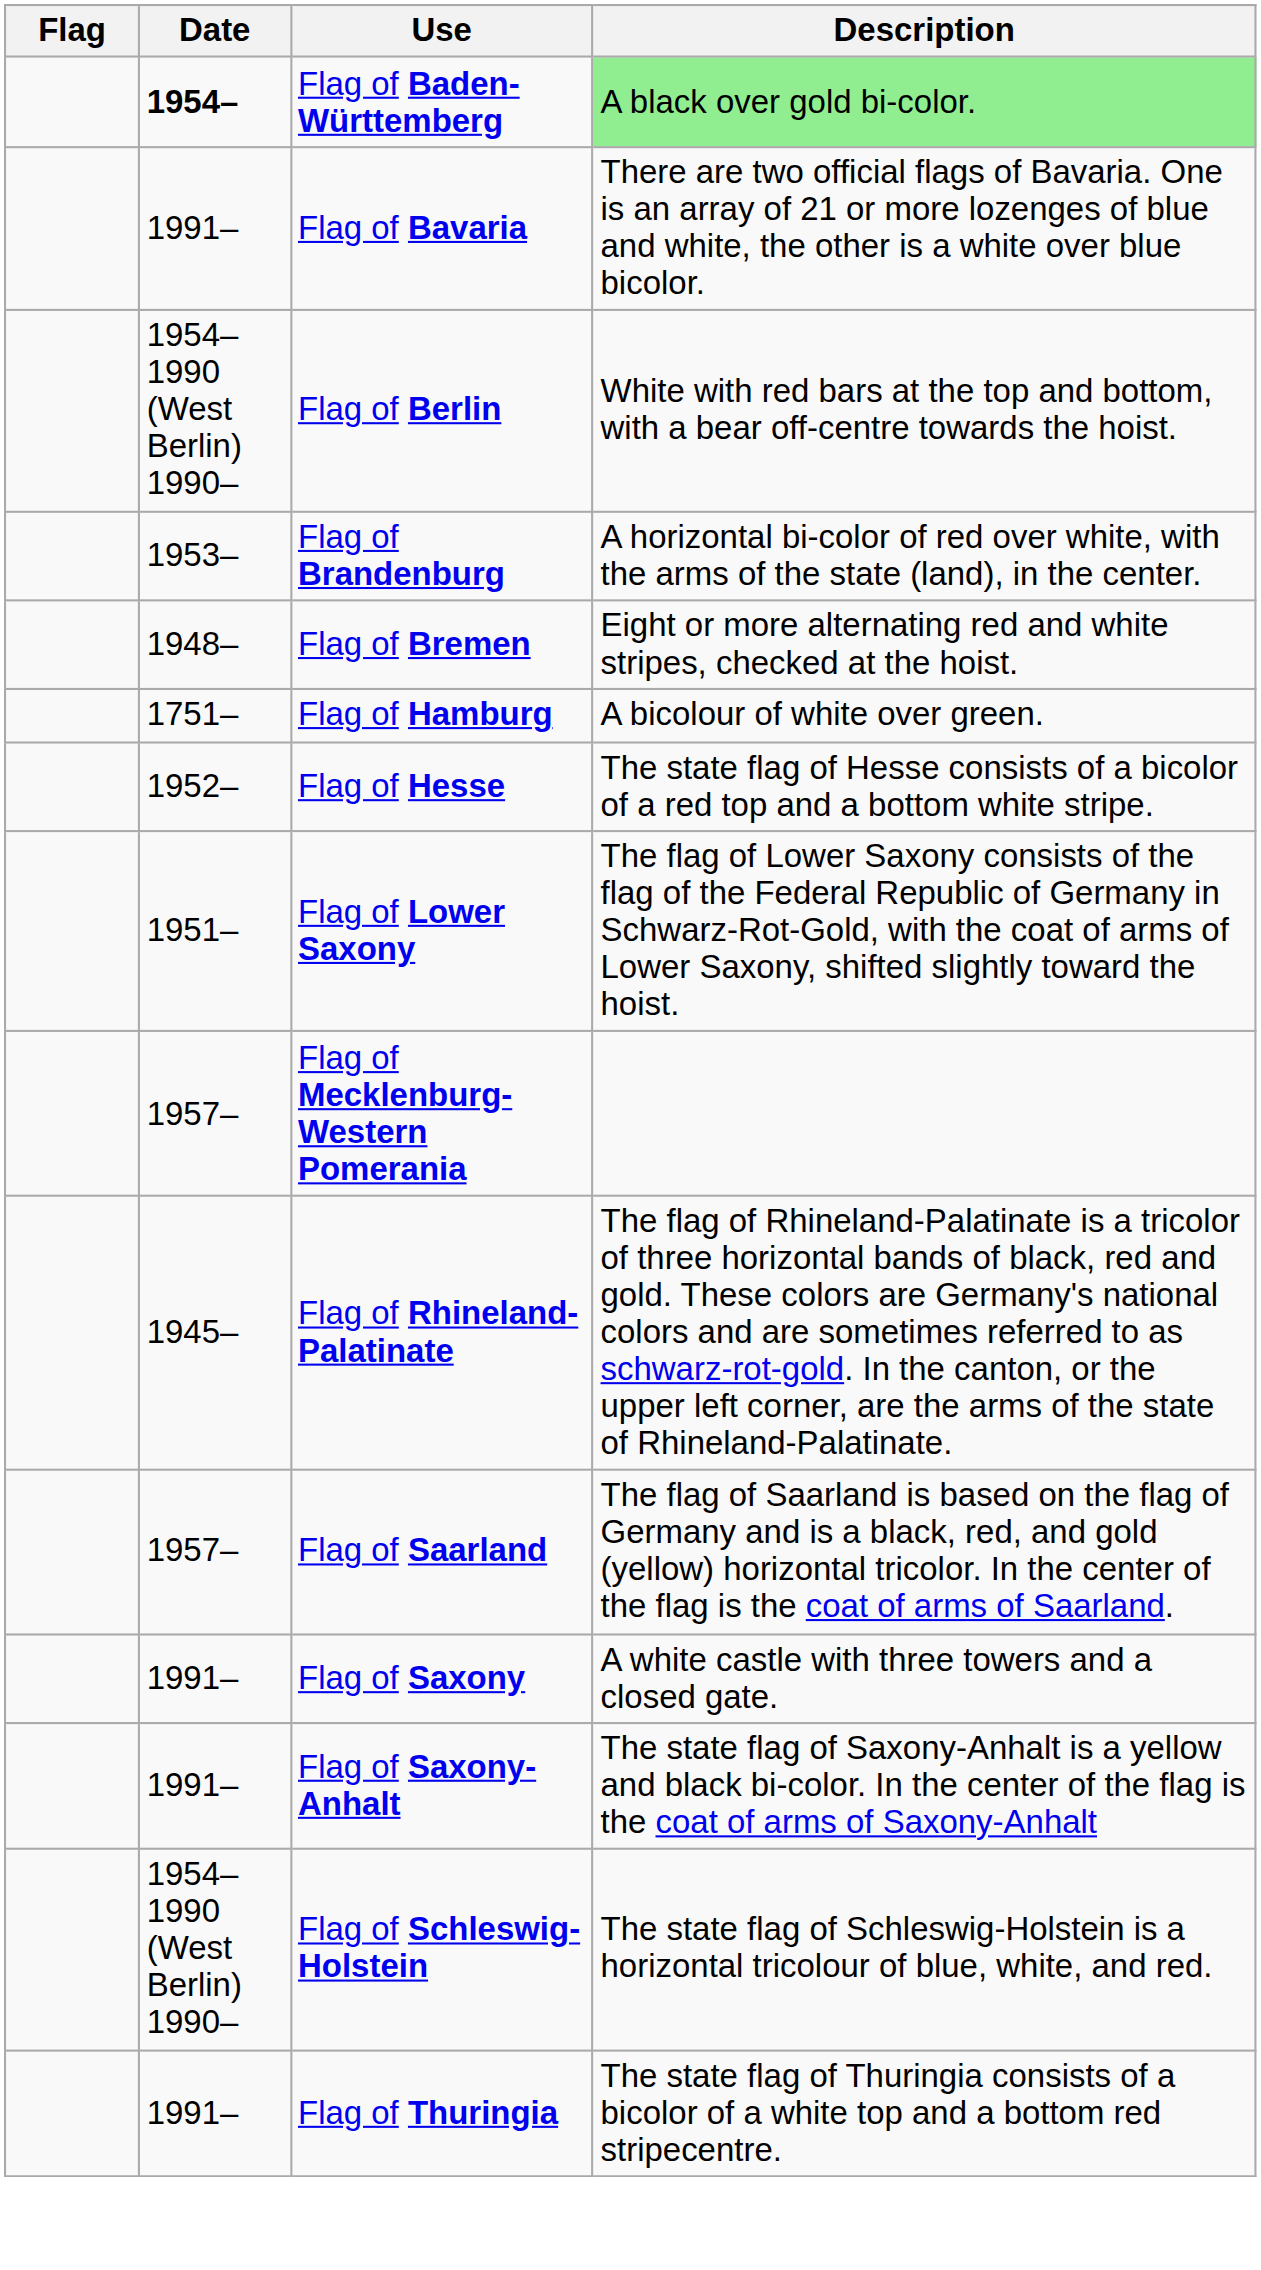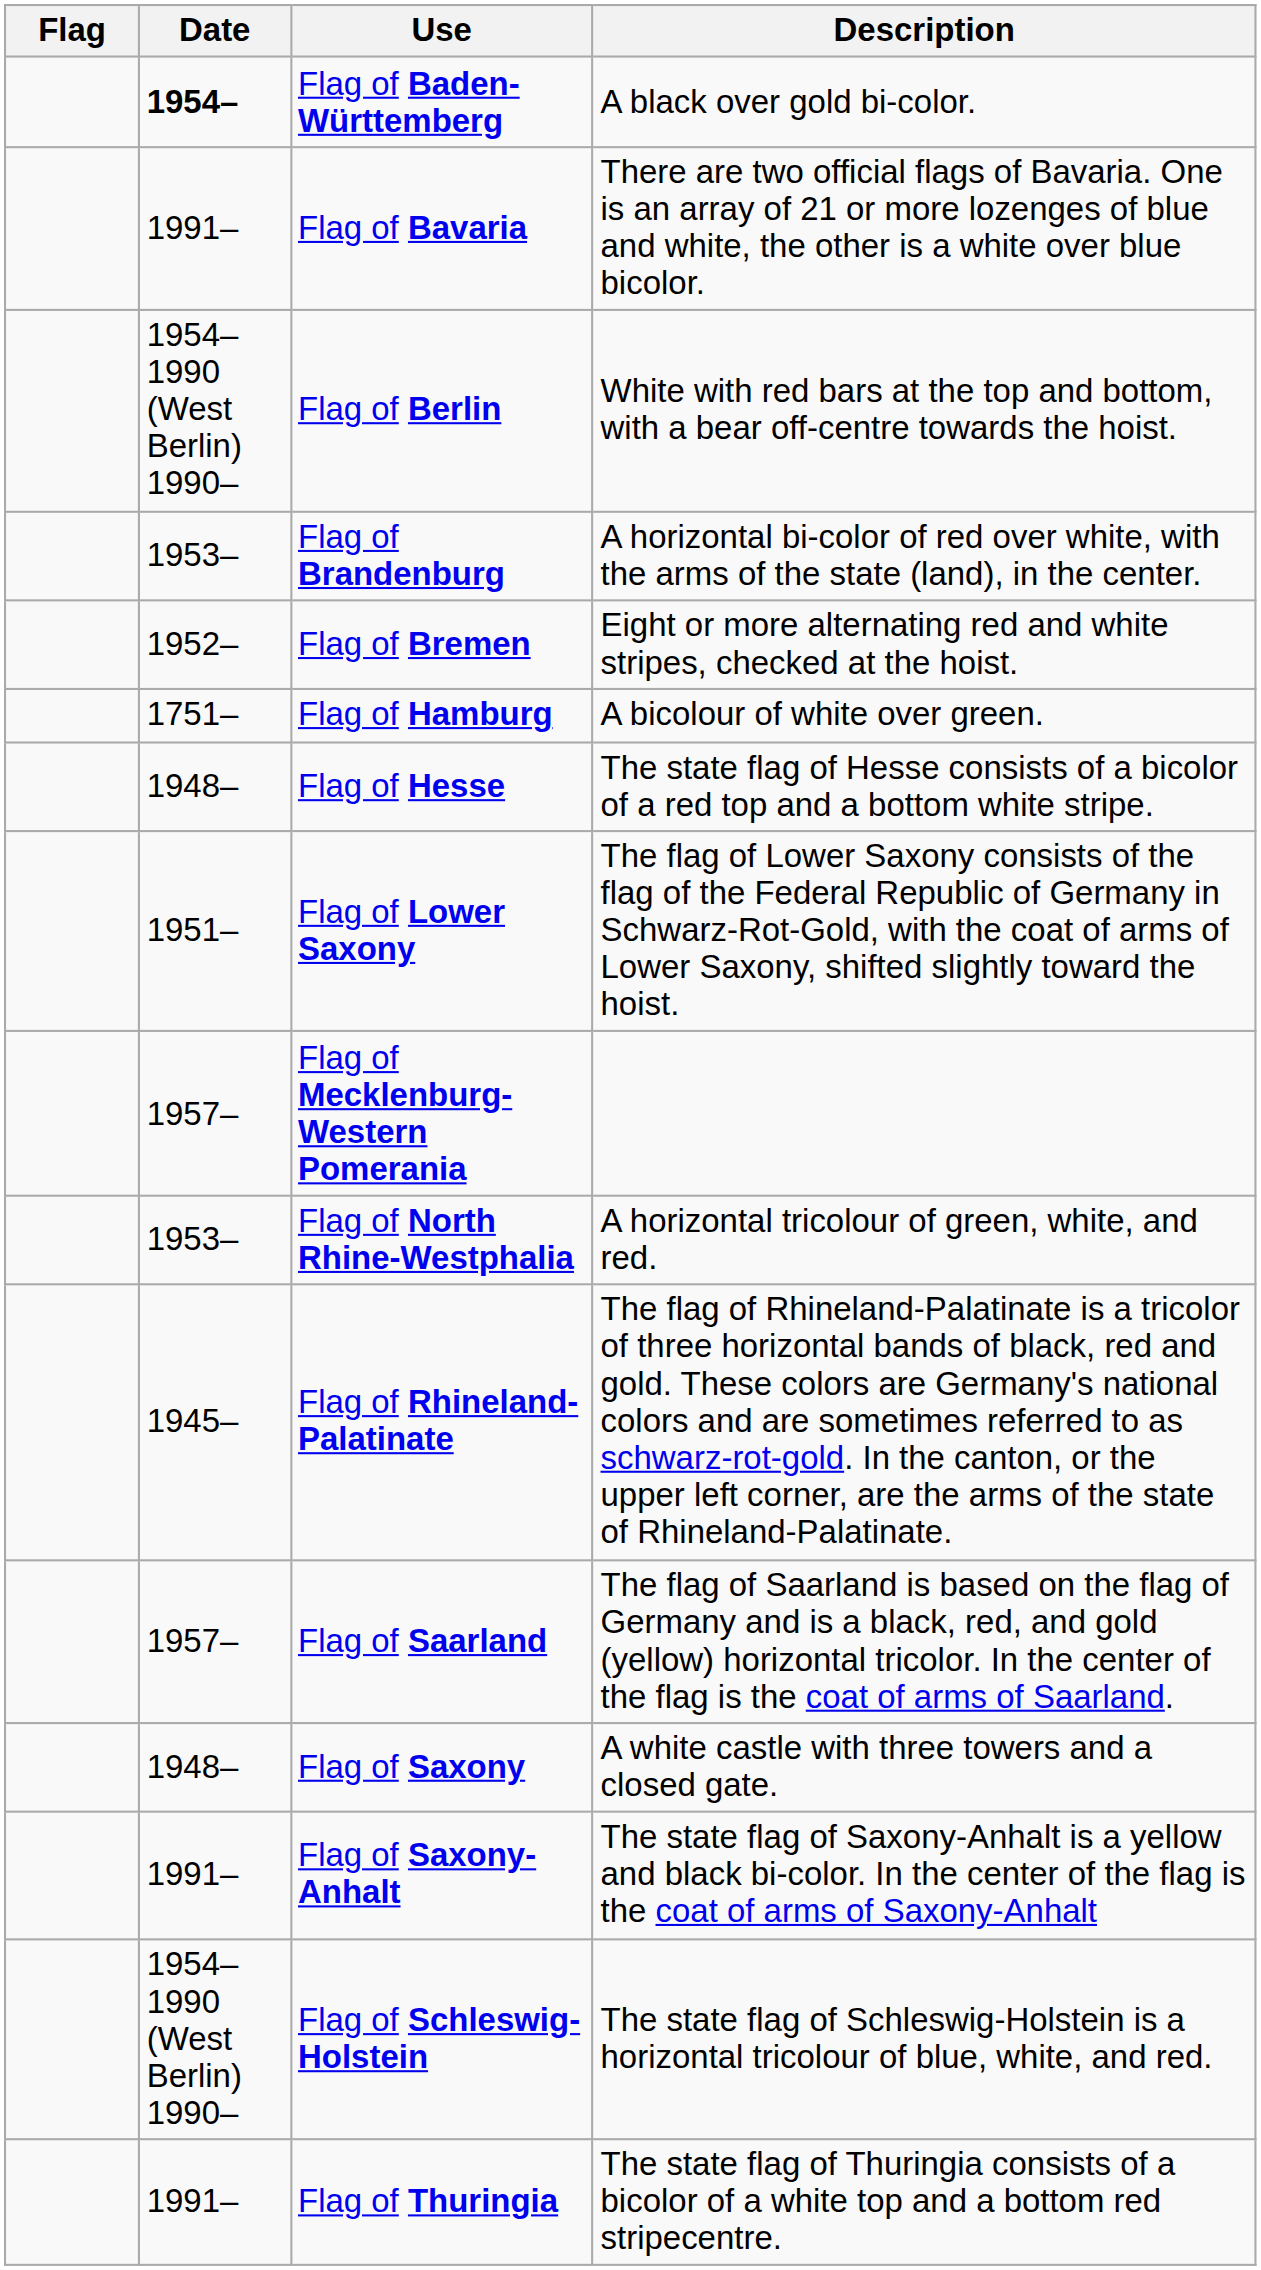(788, 101) lightgreen background -> (788, 101) no background
(192, 644) 1948– -> (192, 644) 1952–
(192, 785) 1952– -> (192, 785) 1948–
+ row: (436, 1239)
(192, 1677) 1991– -> (192, 1766) 1948–
